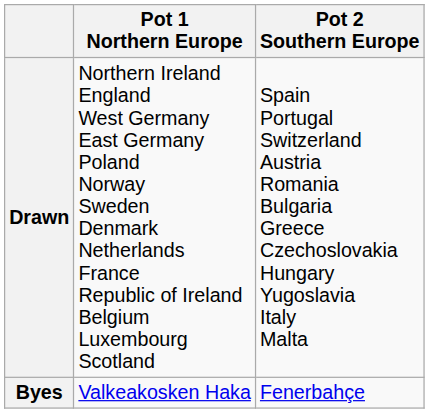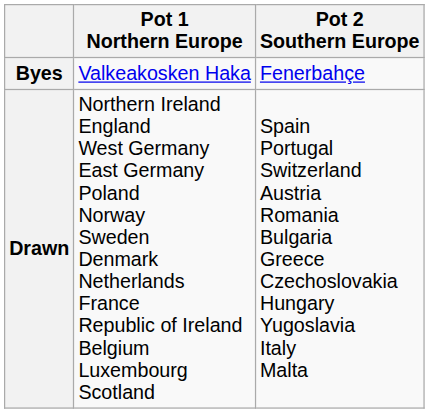rows swapped: (39, 217) <-> (39, 392)
